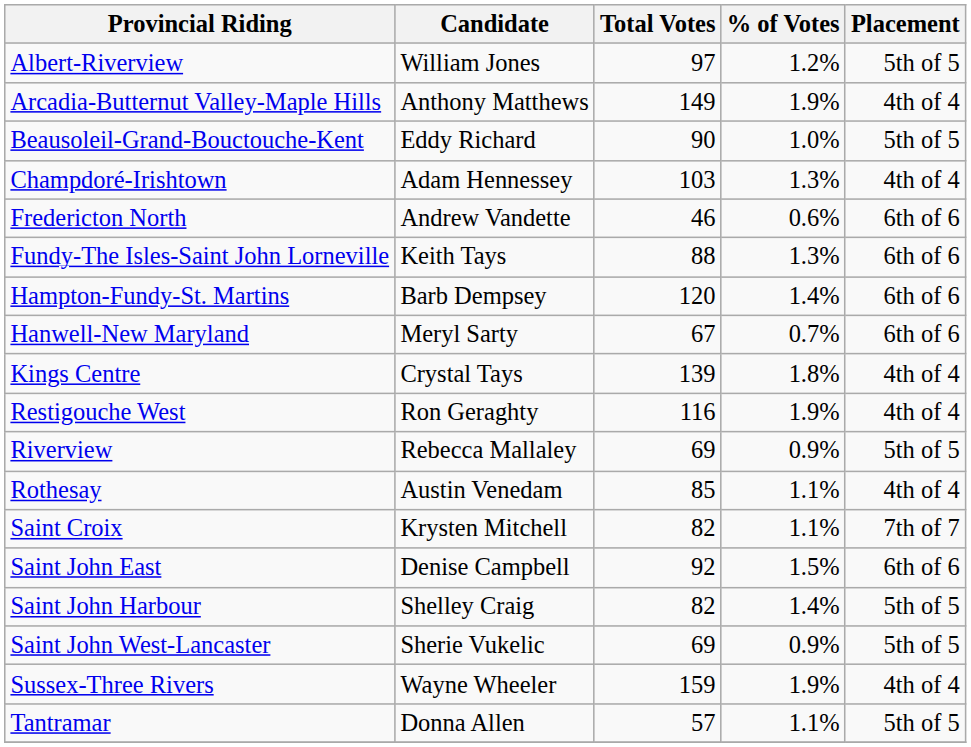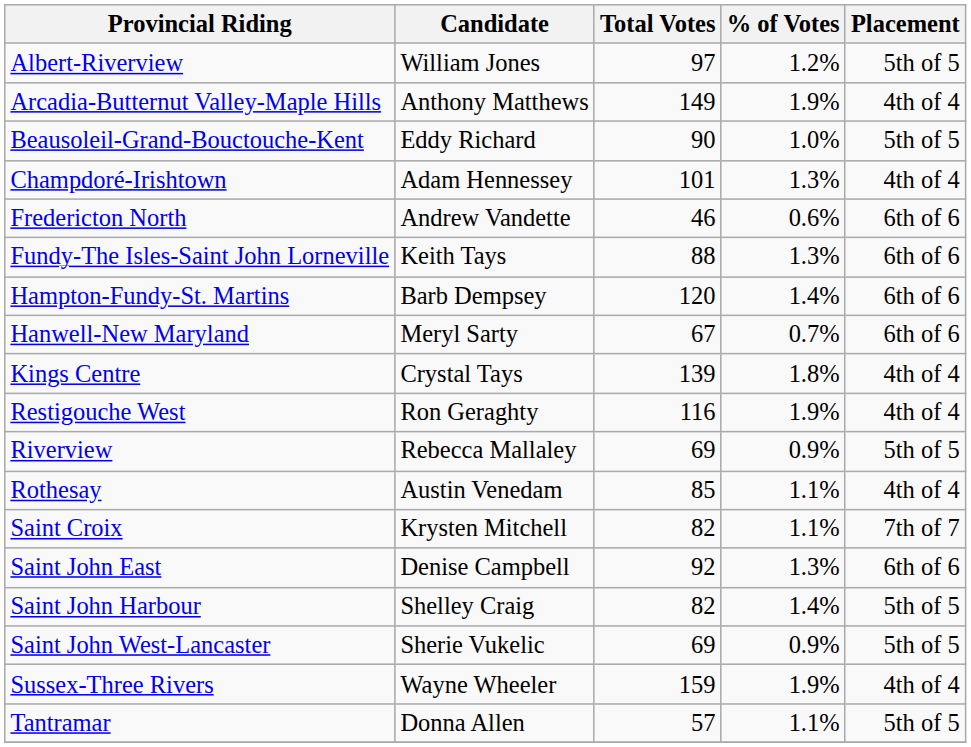(697, 179) 103 -> (697, 179) 101
(814, 567) 1.5% -> (814, 567) 1.3%
